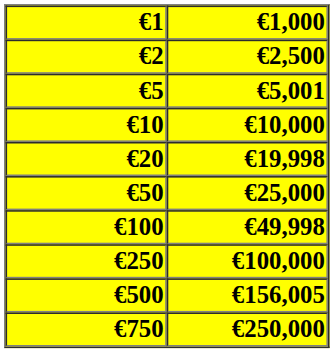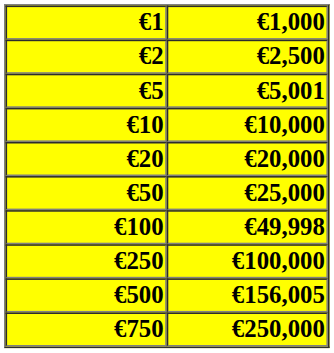(285, 158) €19,998 -> (285, 158) €20,000
